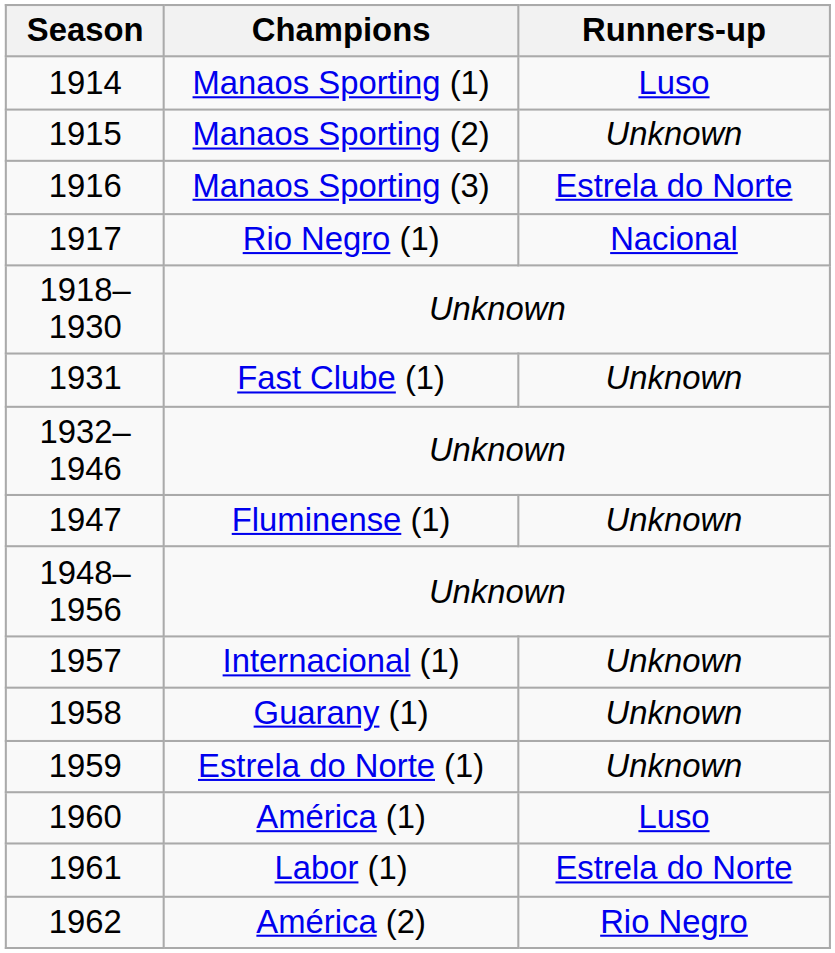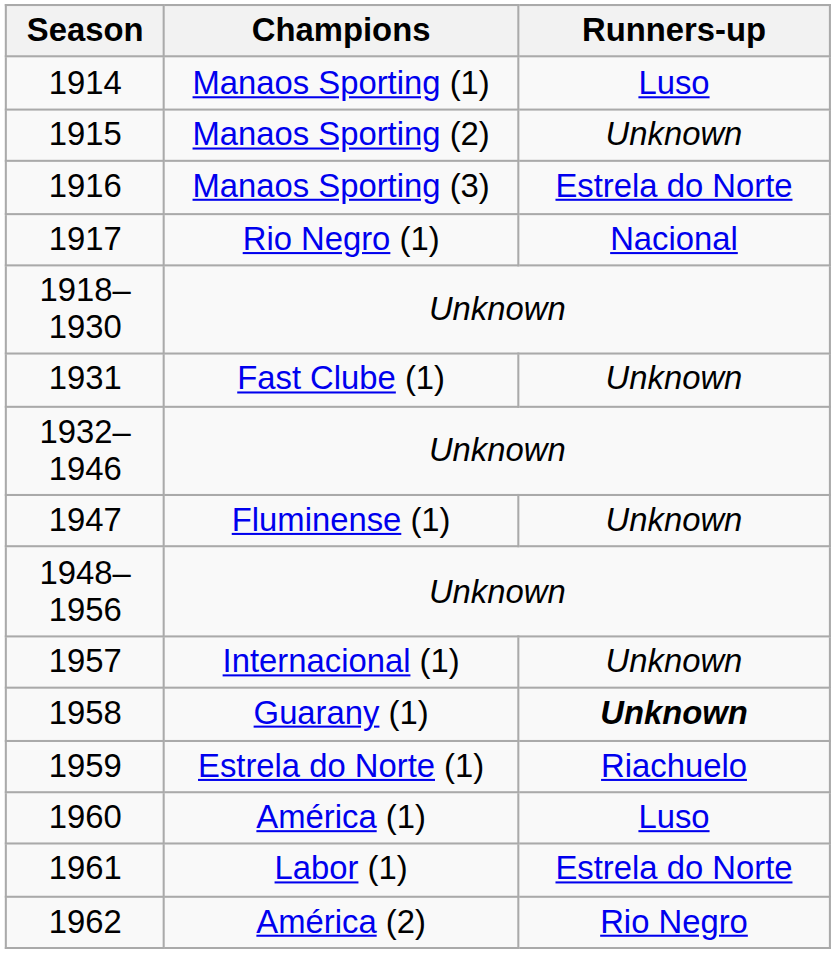(674, 713) normal -> (674, 713) bold
(674, 765) Unknown -> (674, 765) Riachuelo
